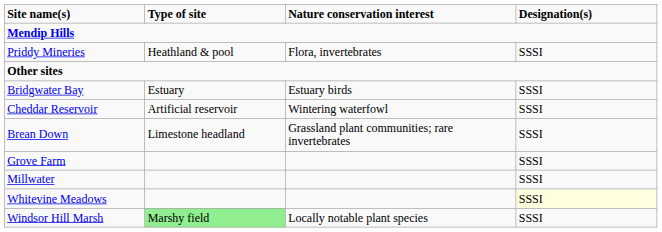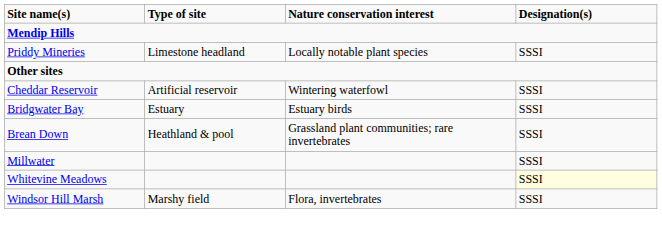(191, 52) Heathland & pool -> (196, 52) Limestone headland
(335, 52) Flora, invertebrates -> (358, 52) Locally notable plant species
rows swapped: (52, 109) <-> (45, 90)
(196, 134) Limestone headland -> (191, 134) Heathland & pool
- row: (36, 160)
(178, 217) lightgreen background -> (178, 198) no background
(358, 217) Locally notable plant species -> (335, 198) Flora, invertebrates
